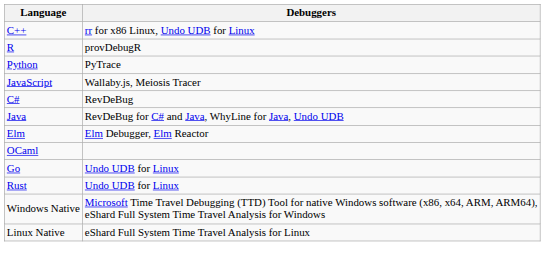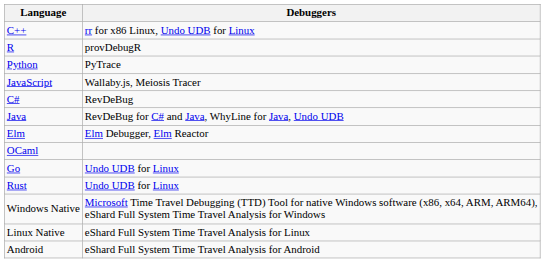+ row: (25, 249)
